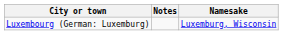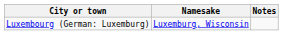columns swapped: (229, 11) <-> (165, 11)
